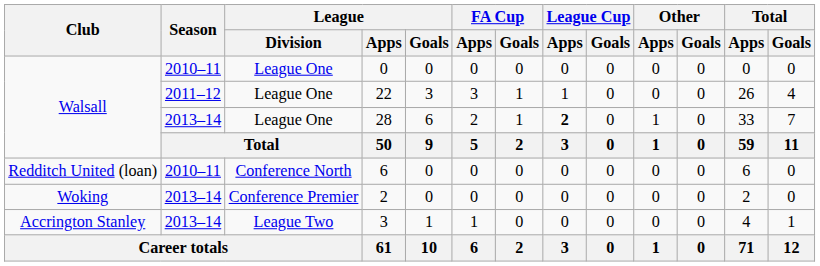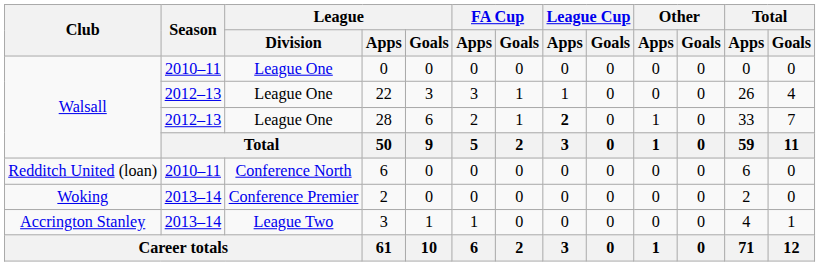(193, 94) 2011–12 -> (193, 94) 2012–13
(193, 119) 2013–14 -> (193, 119) 2012–13
